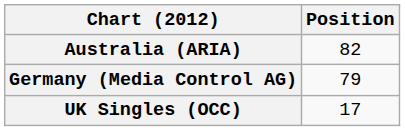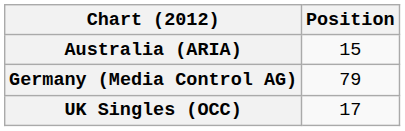(350, 50) 82 -> (350, 50) 15
